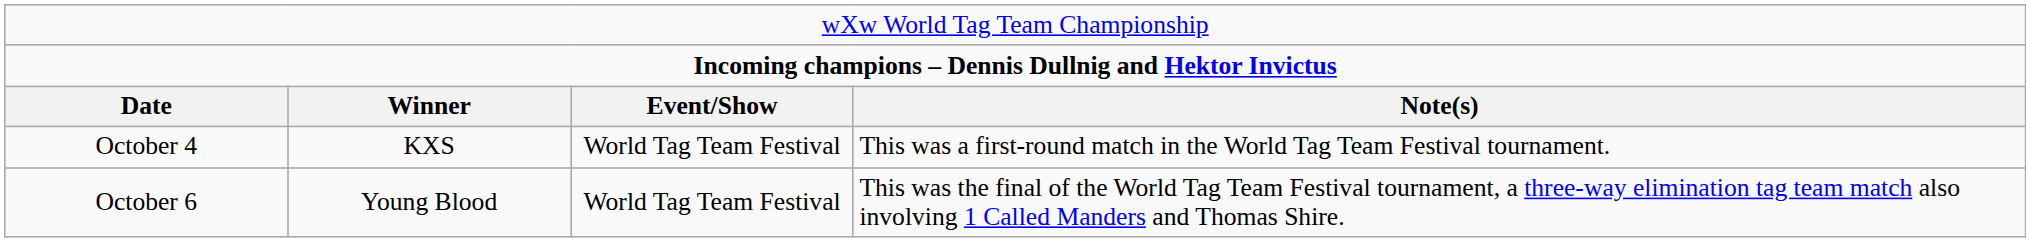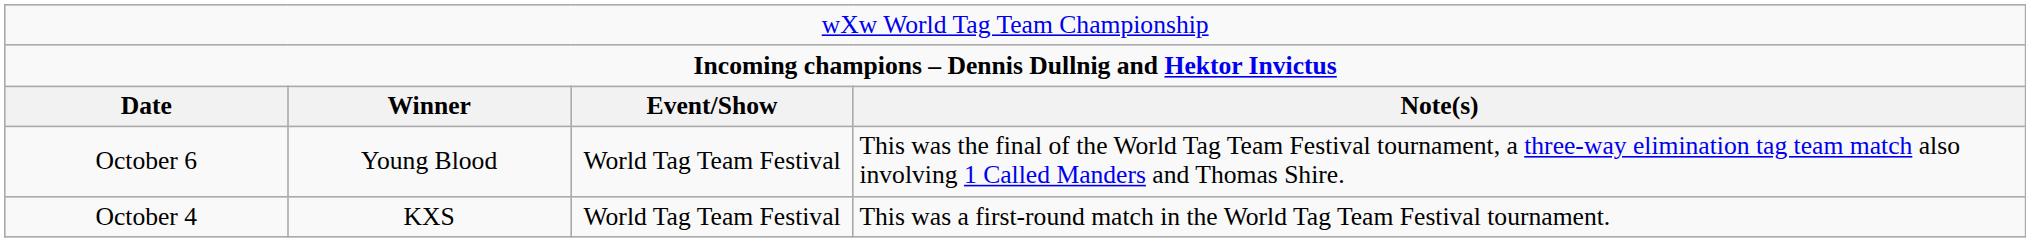rows swapped: (146, 146) <-> (146, 201)
